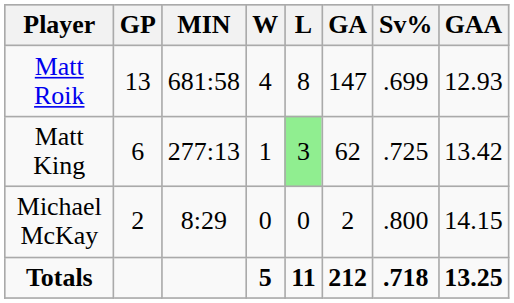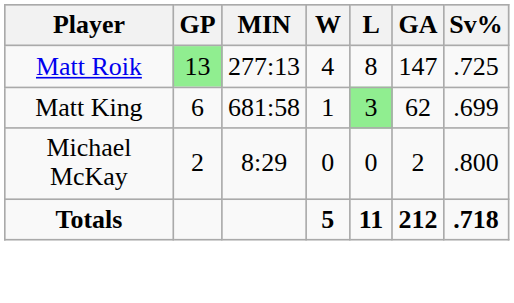- column: (473, 25)
(138, 80) no background -> (198, 66) lightgreen background
(204, 80) 681:58 -> (264, 66) 277:13
(406, 80) .699 -> (476, 66) .725
(204, 151) 277:13 -> (264, 107) 681:58
(406, 151) .725 -> (476, 107) .699
